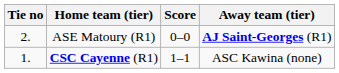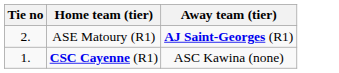- column: (180, 15)
